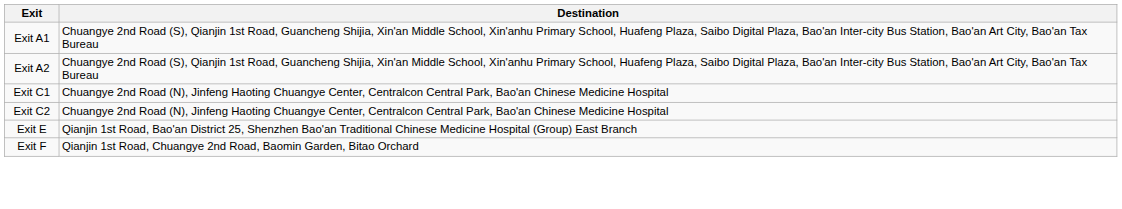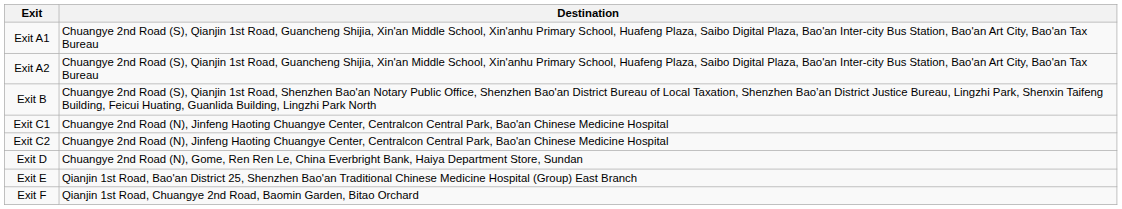+ row: (32, 99)
+ row: (32, 159)
